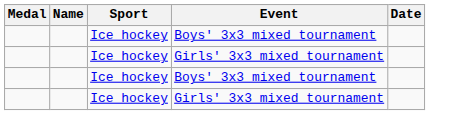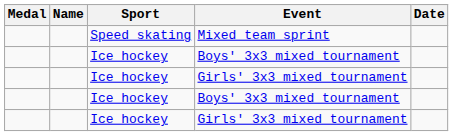+ row: (141, 36)
